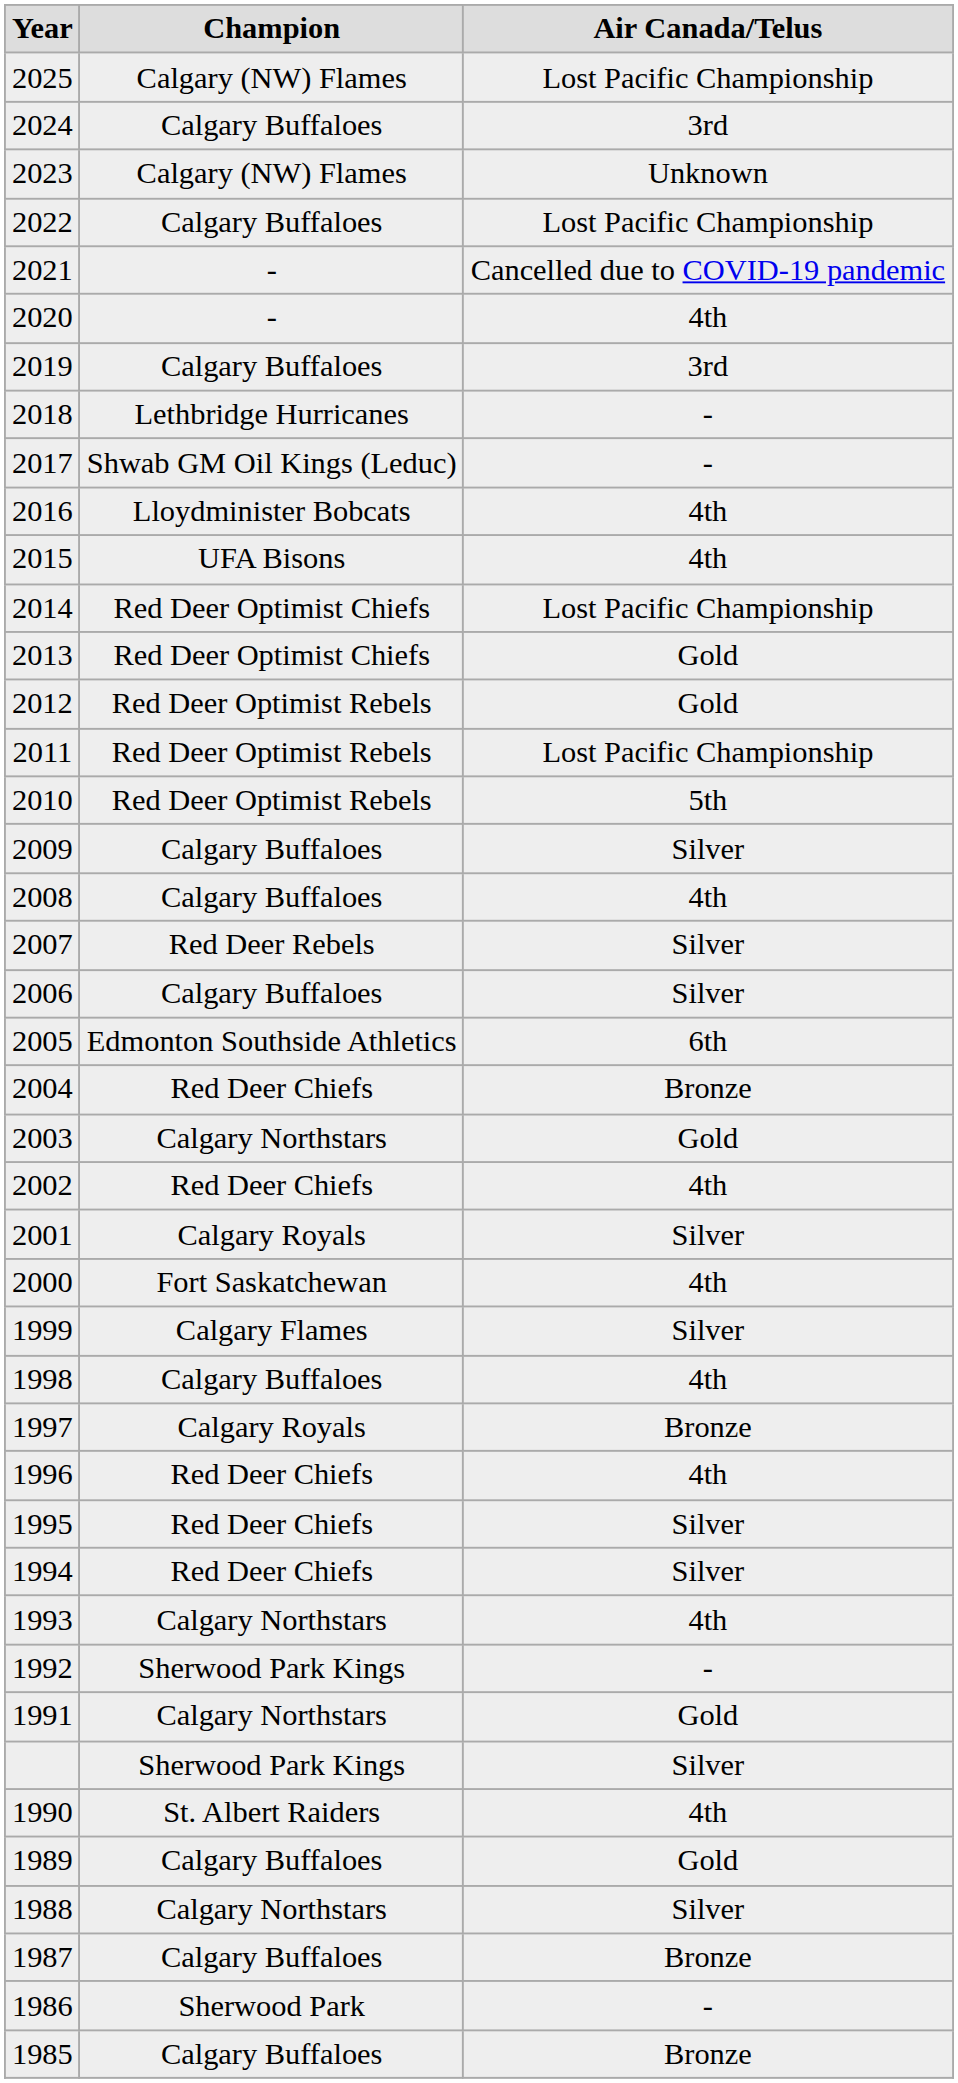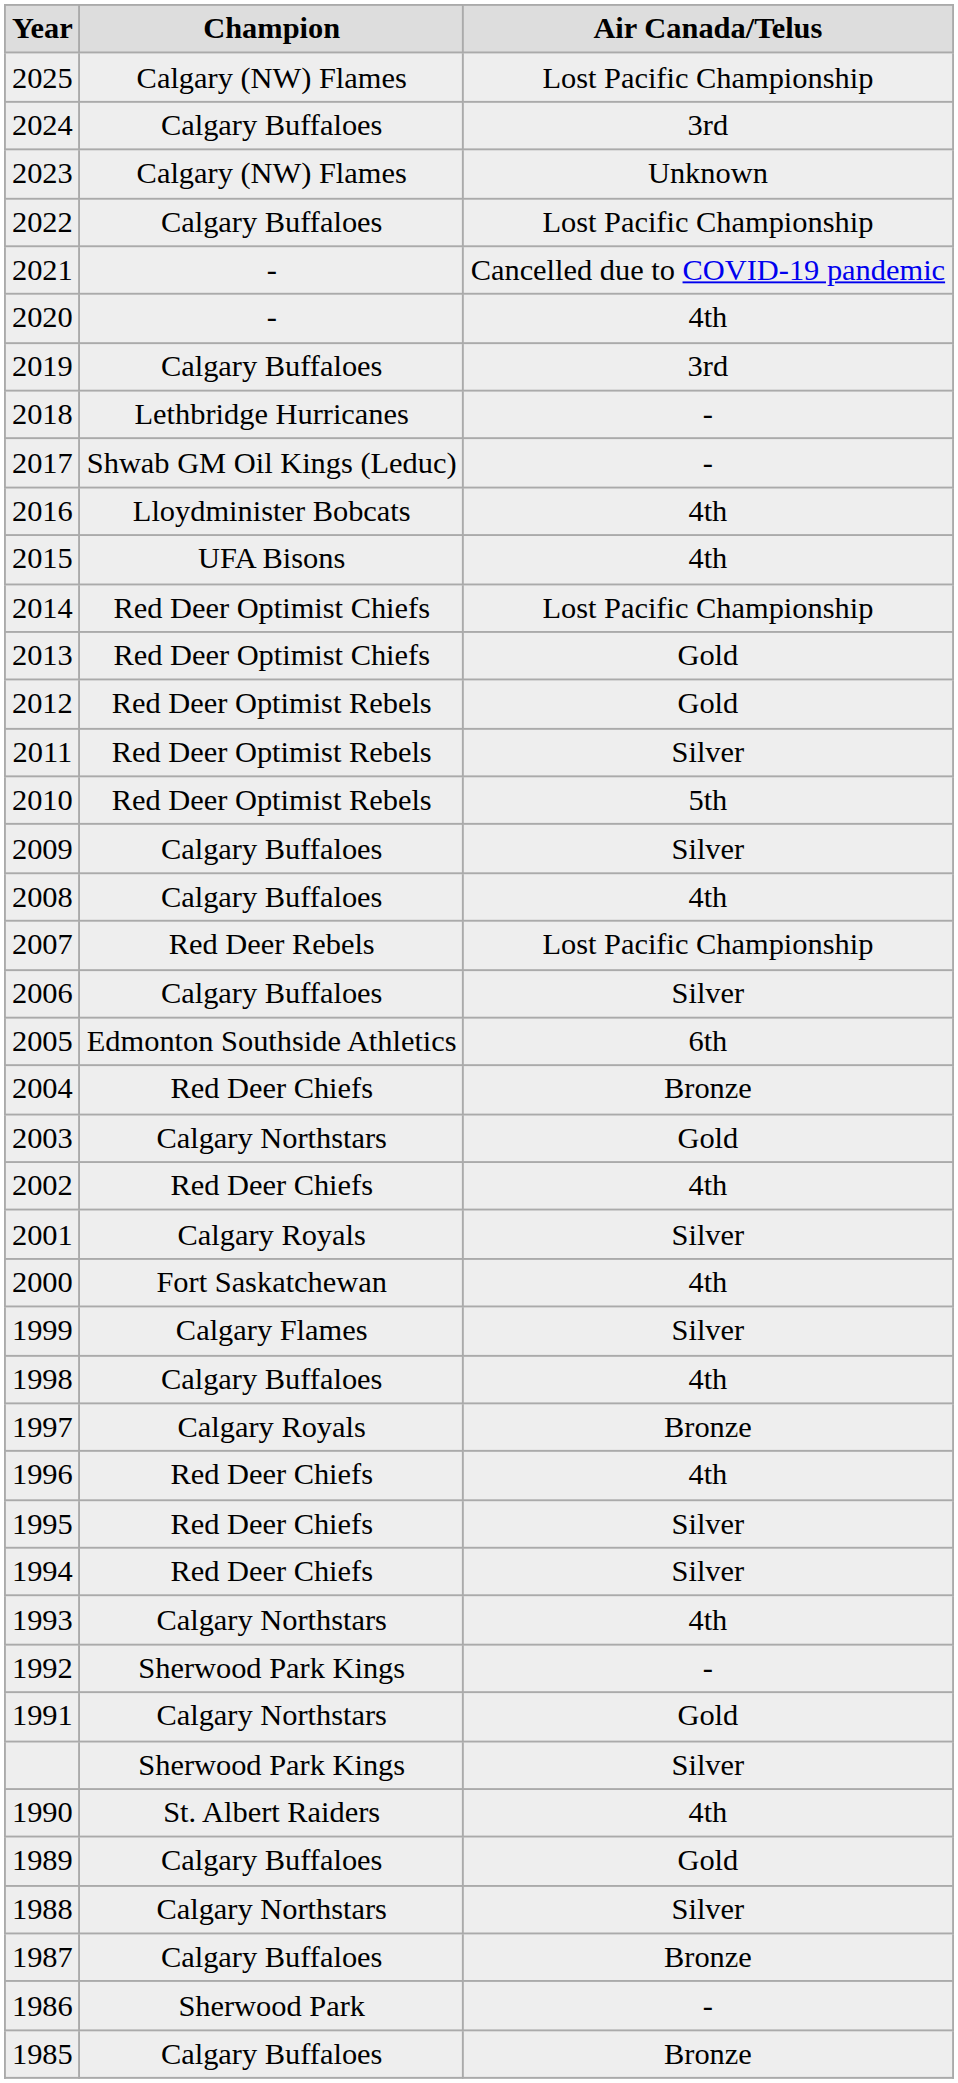(708, 751) Lost Pacific Championship -> (708, 751) Silver
(708, 944) Silver -> (708, 944) Lost Pacific Championship
